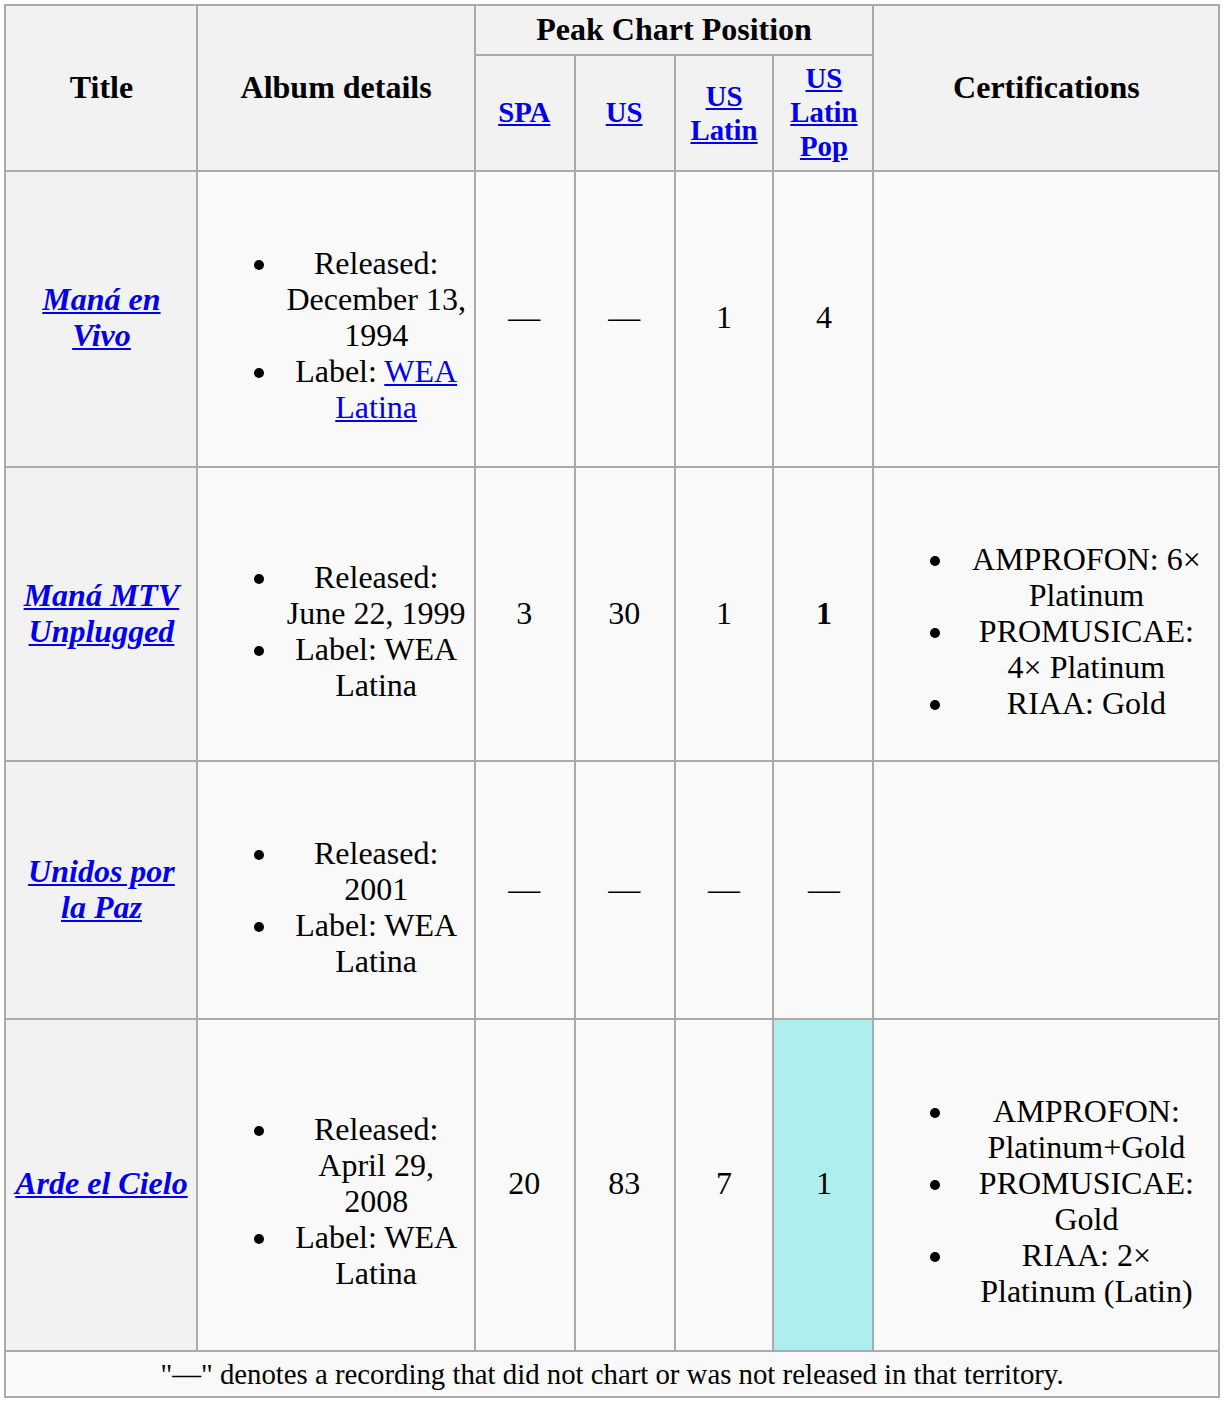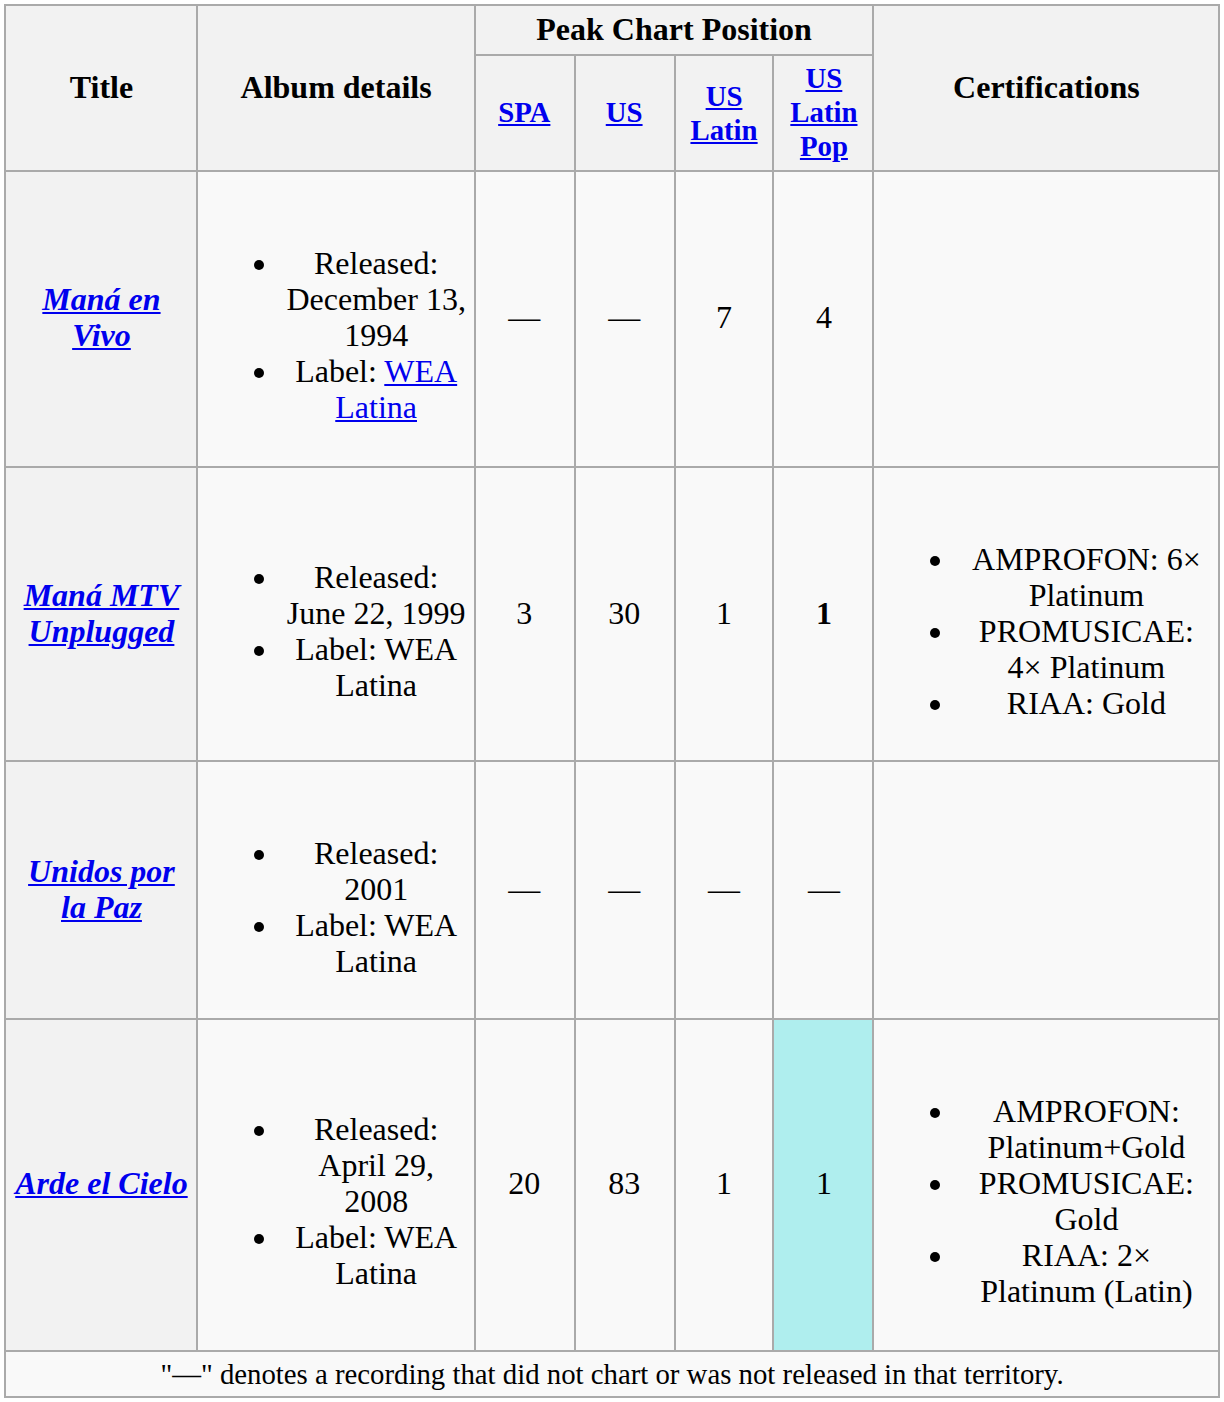(724, 318) 1 -> (724, 318) 7
(724, 1184) 7 -> (724, 1184) 1
